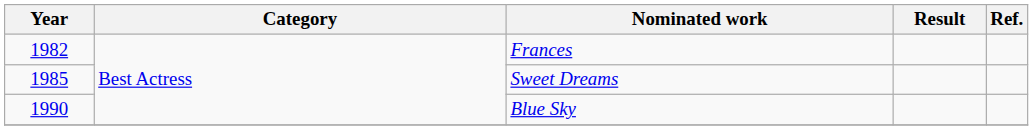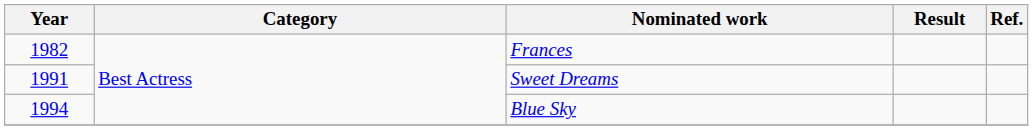(49, 79) 1985 -> (49, 79) 1991
(49, 109) 1990 -> (49, 109) 1994
